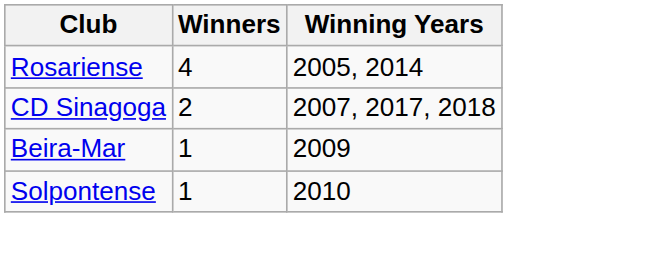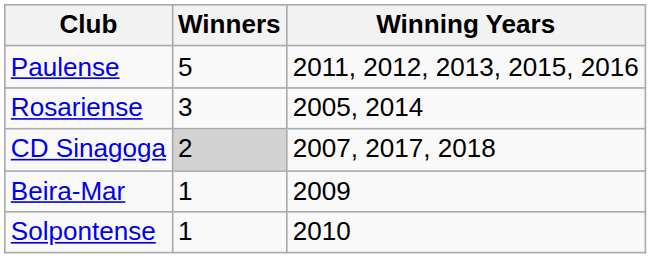+ row: (65, 66)
(185, 66) 4 -> (185, 107) 3
(185, 107) no background -> (185, 149) lightgrey background
